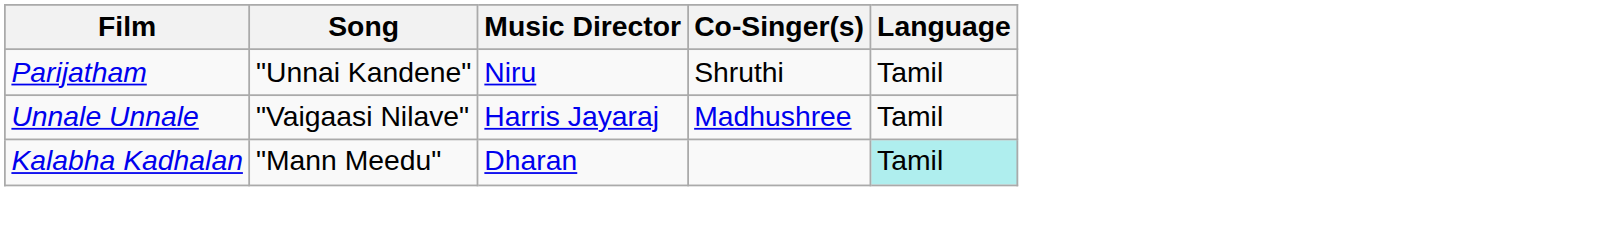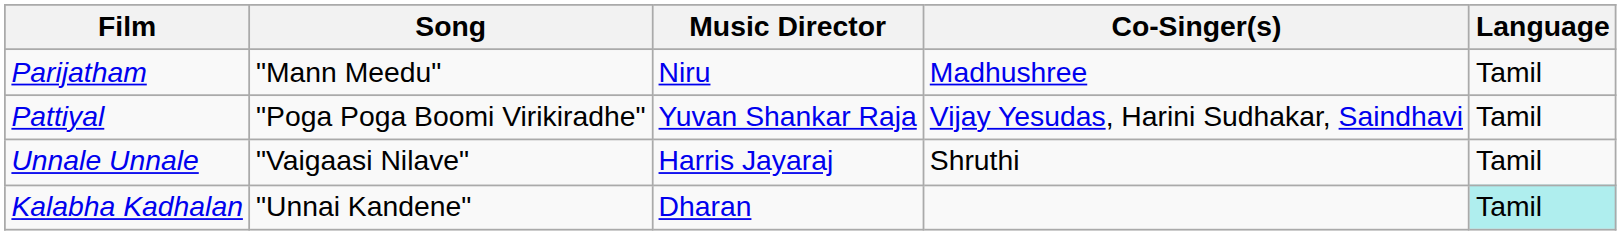(364, 71) "Unnai Kandene" -> (349, 71) "Mann Meedu"
(739, 71) Shruthi -> (1009, 71) Madhushree
+ row: (58, 116)
(773, 116) Madhushree -> (975, 161) Shruthi
(349, 161) "Mann Meedu" -> (364, 206) "Unnai Kandene"
